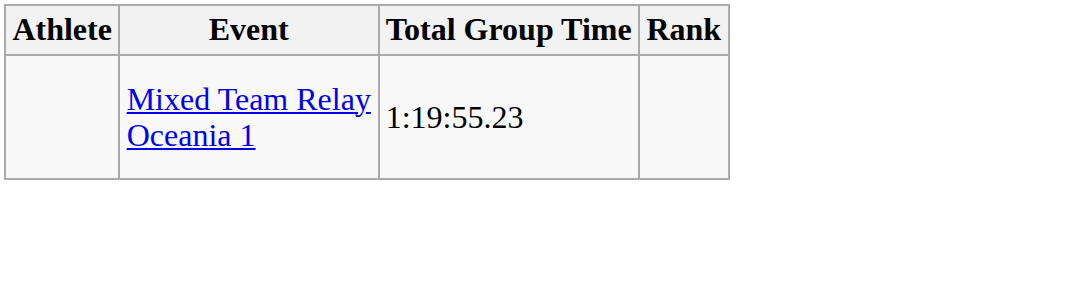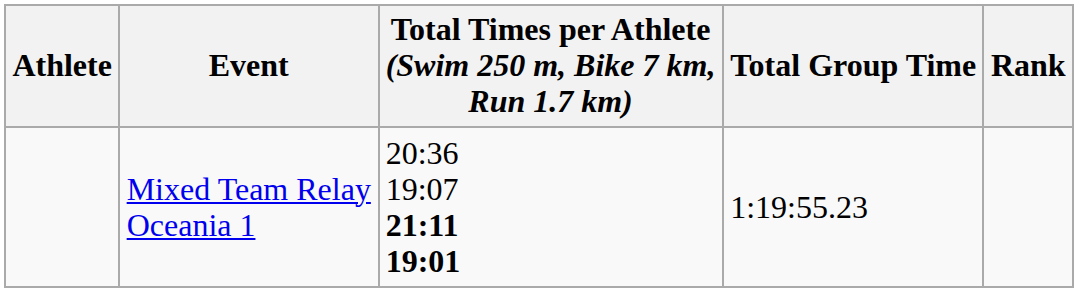+ column: (551, 65)
